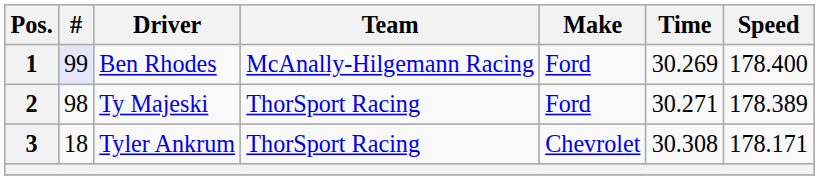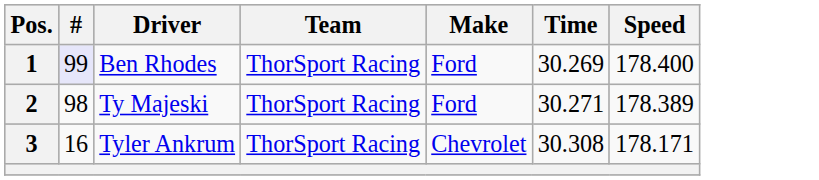(390, 64) McAnally-Hilgemann Racing -> (333, 64) ThorSport Racing
(76, 144) 18 -> (76, 144) 16
